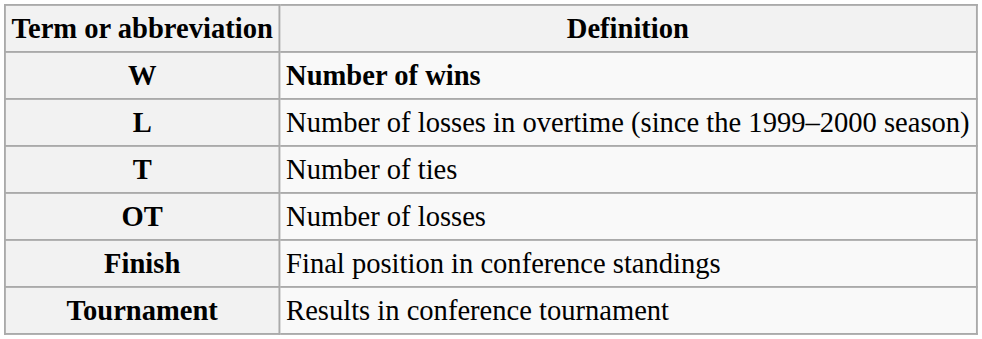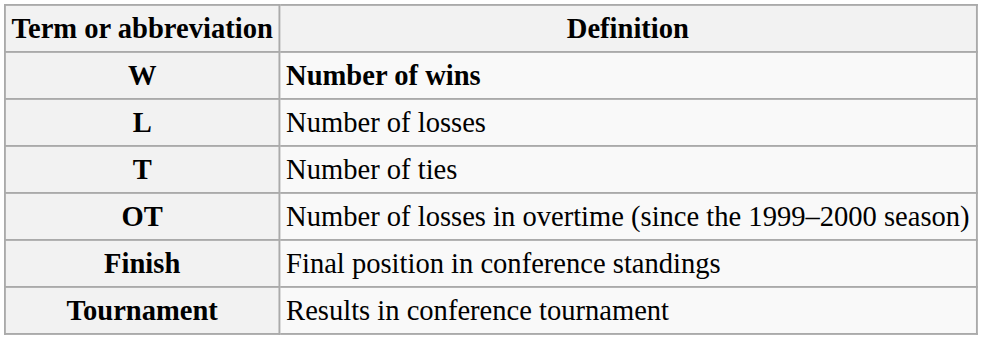(628, 122) Number of losses in overtime (since the 1999–2000 season) -> (386, 122) Number of losses
(386, 216) Number of losses -> (628, 216) Number of losses in overtime (since the 1999–2000 season)
